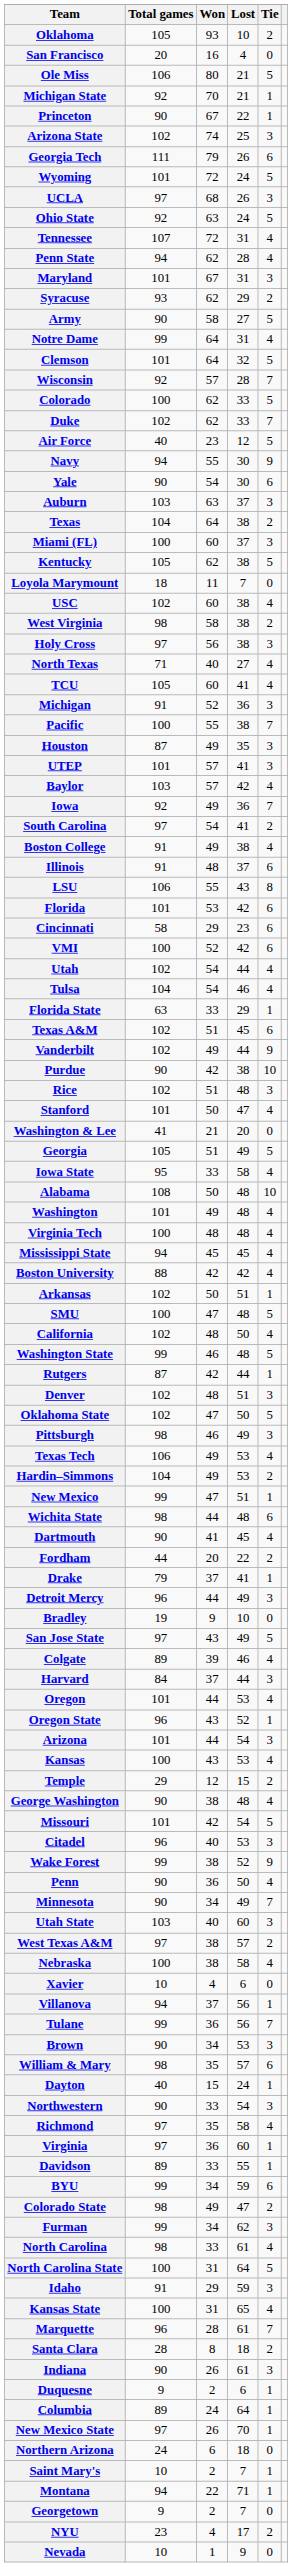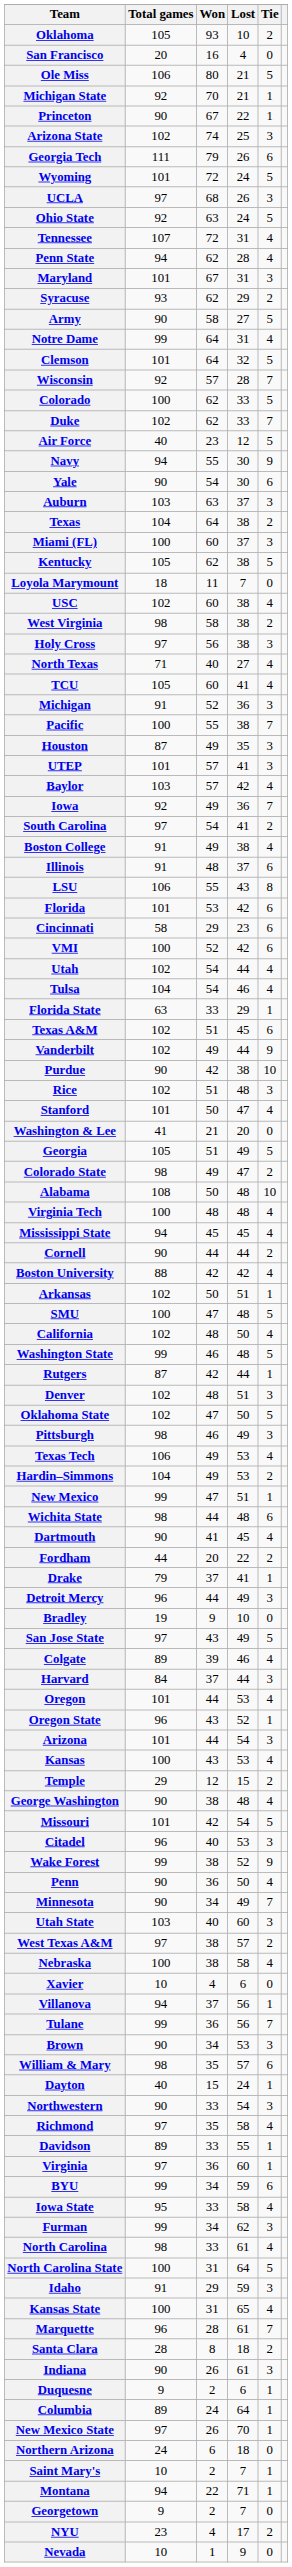rows swapped: (65, 2207) <-> (65, 1171)
- row: (65, 1212)
+ row: (65, 1252)
rows swapped: (65, 2146) <-> (65, 2166)
